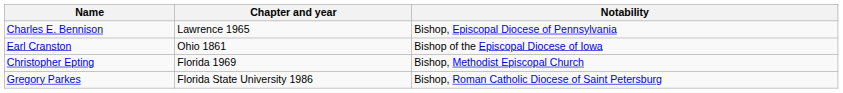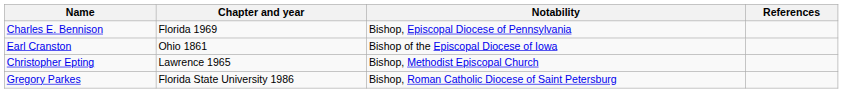+ column: (792, 12)
(213, 29) Lawrence 1965 -> (188, 29) Florida 1969
(207, 63) Florida 1969 -> (194, 63) Lawrence 1965
